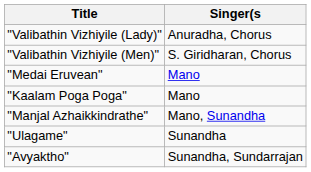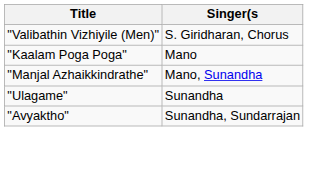- row: (85, 34)
- row: (55, 75)
